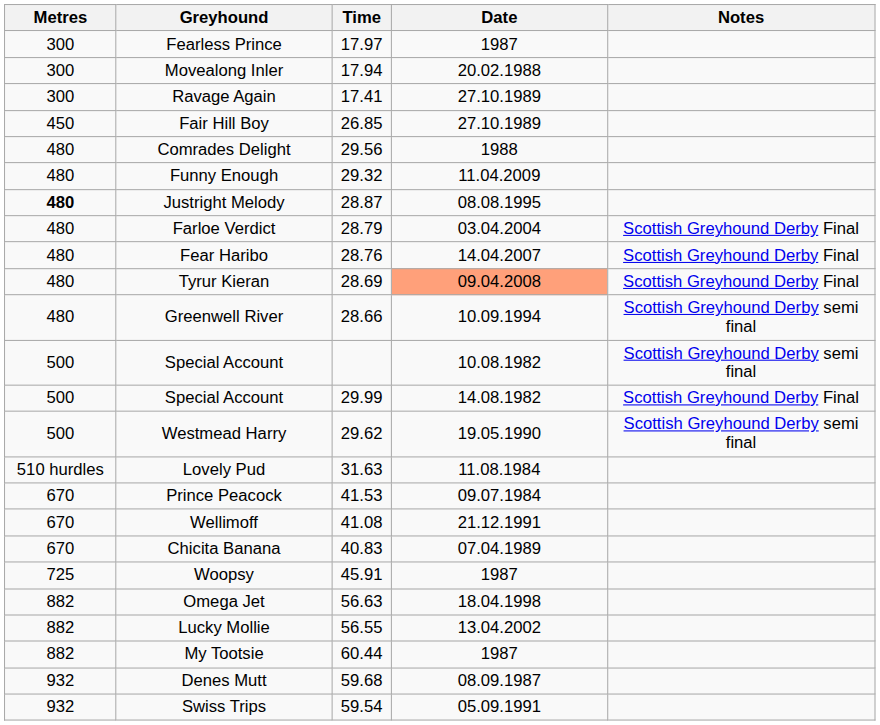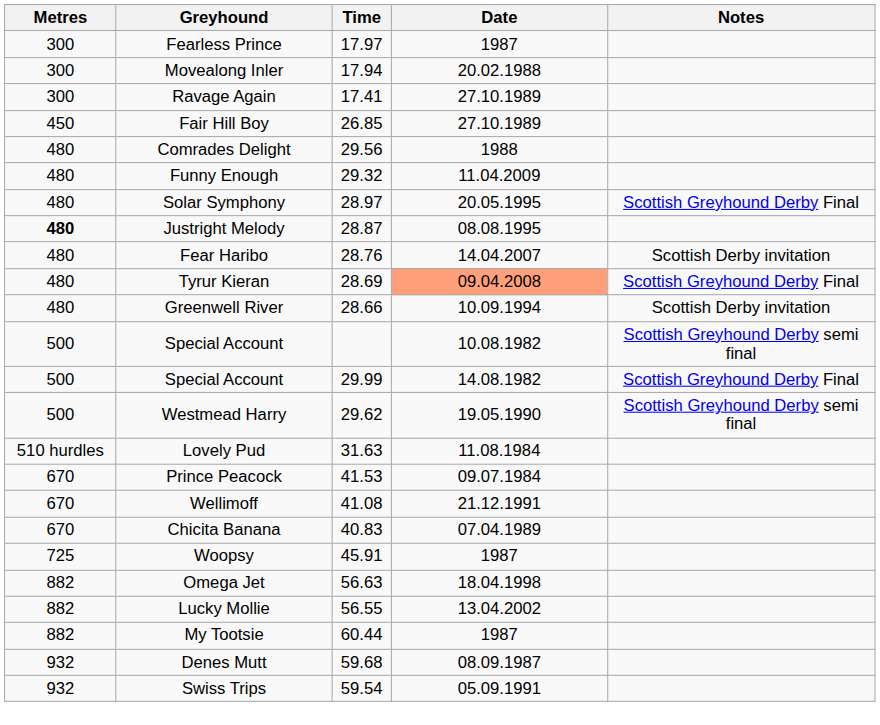+ row: (224, 202)
- row: (224, 228)
(741, 255) Scottish Greyhound Derby Final -> (741, 255) Scottish Derby invitation
(741, 317) Scottish Greyhound Derby semi final -> (741, 307) Scottish Derby invitation
